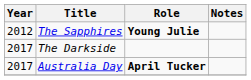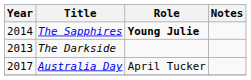(20, 31) 2012 -> (20, 31) 2014
(20, 48) 2017 -> (20, 48) 2013
(167, 66) bold -> (167, 66) normal
